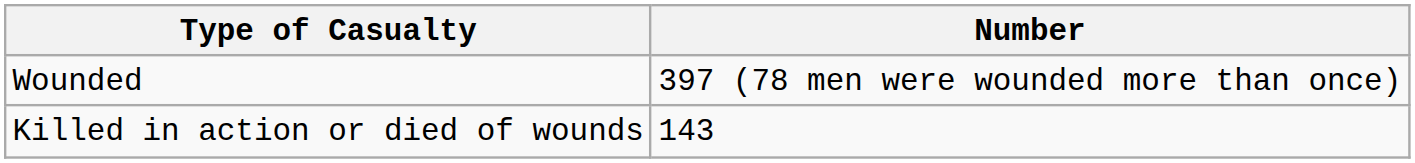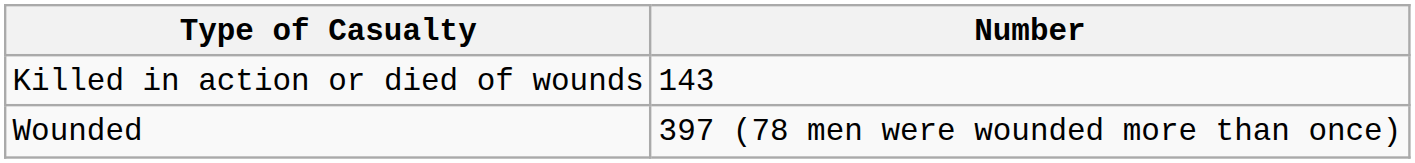rows swapped: (328, 131) <-> (78, 81)
